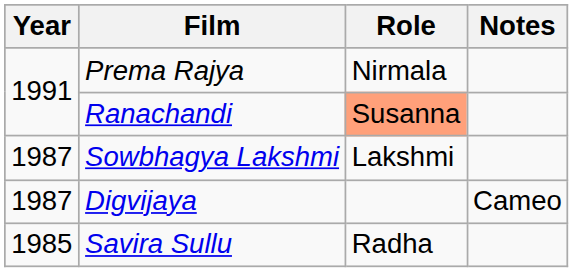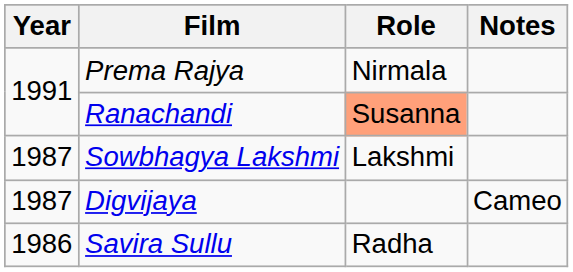(42, 244) 1985 -> (42, 244) 1986
